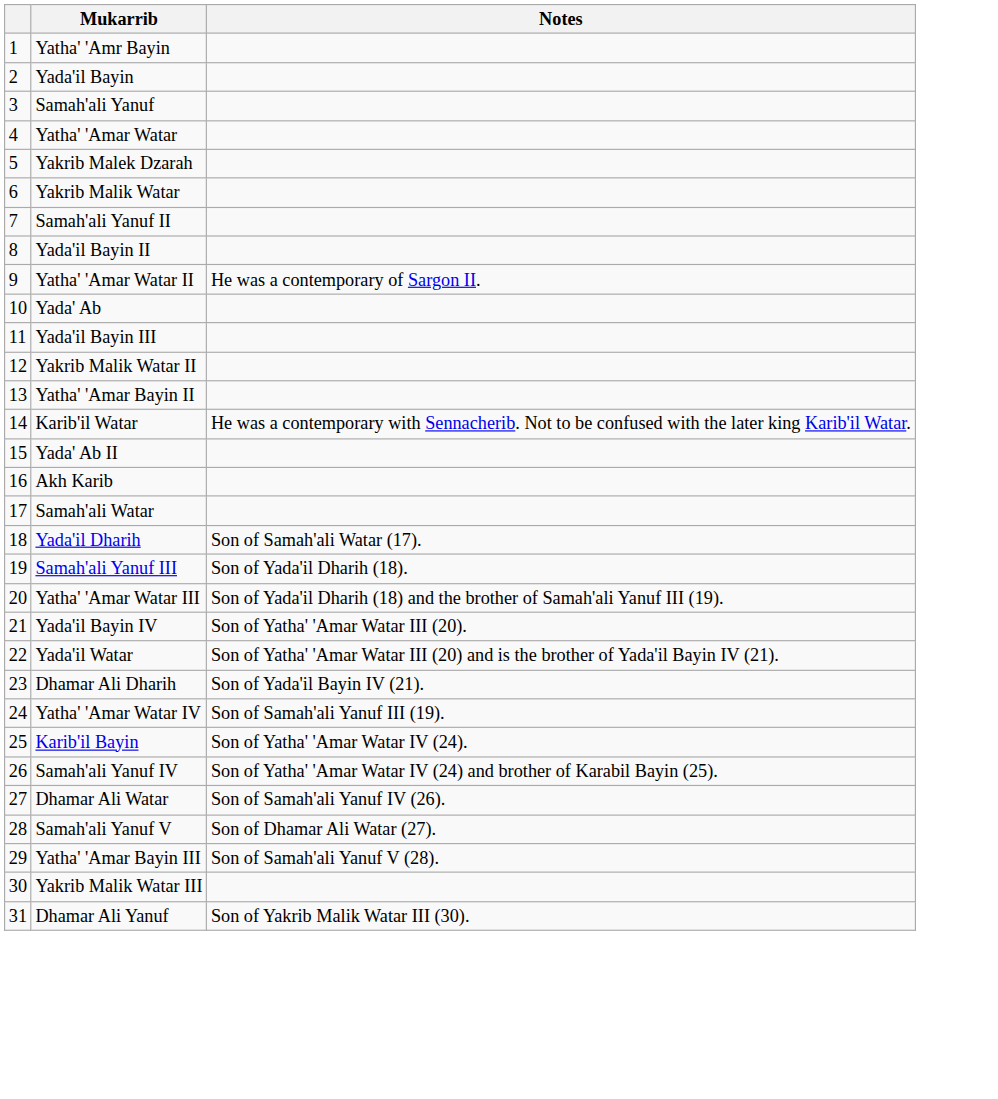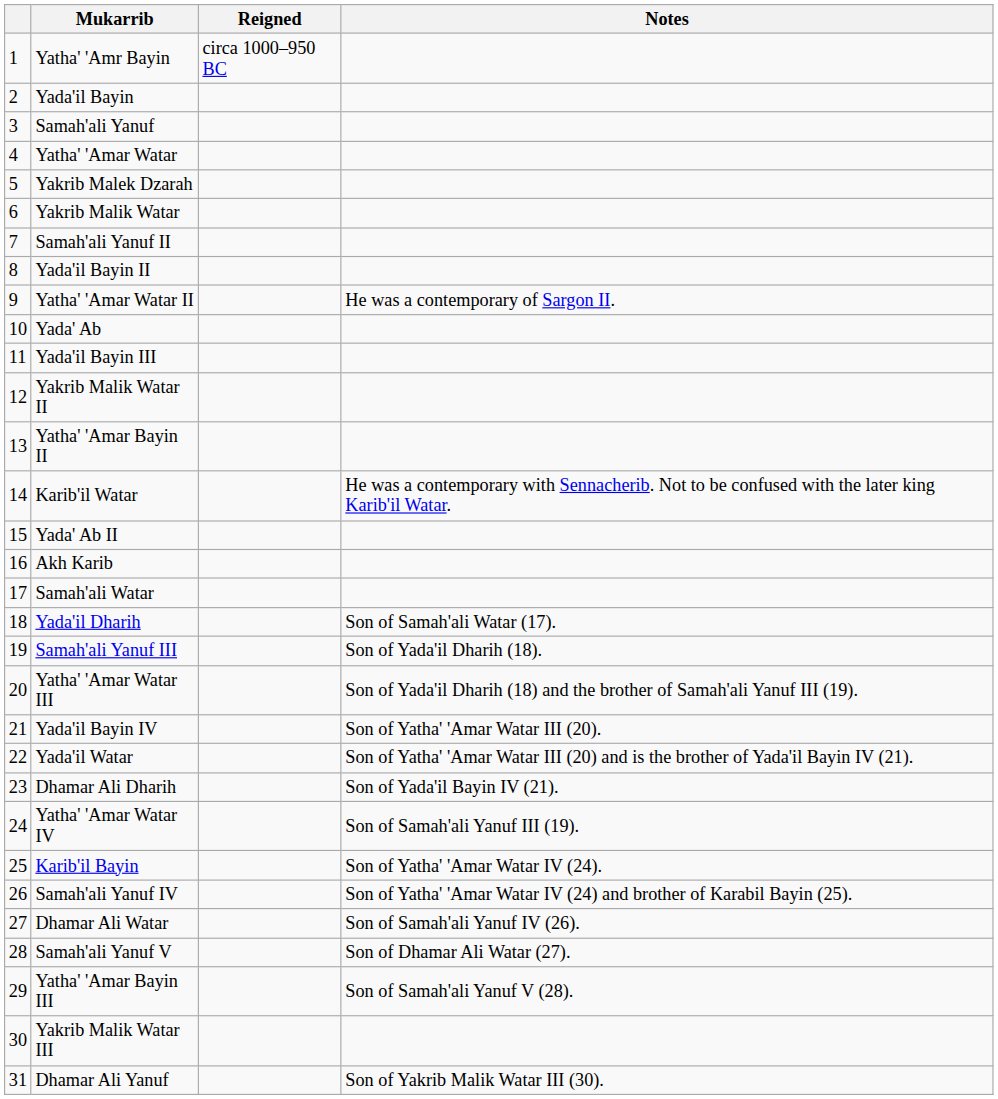+ column: (270, 18)
